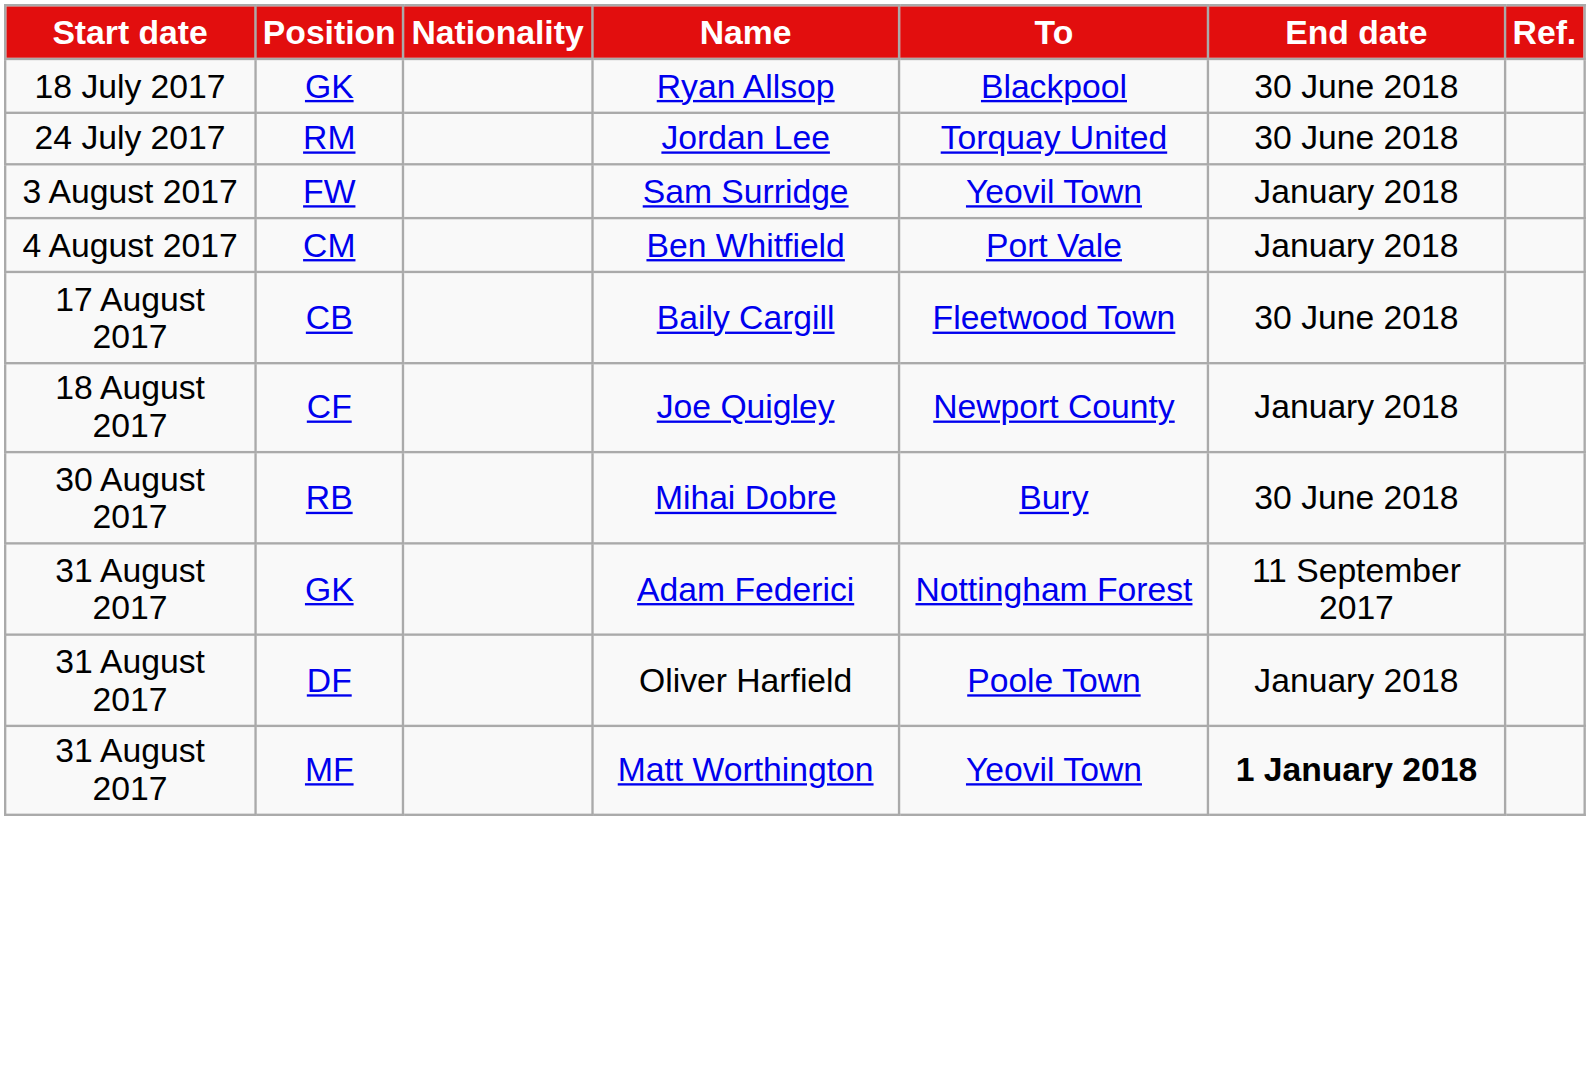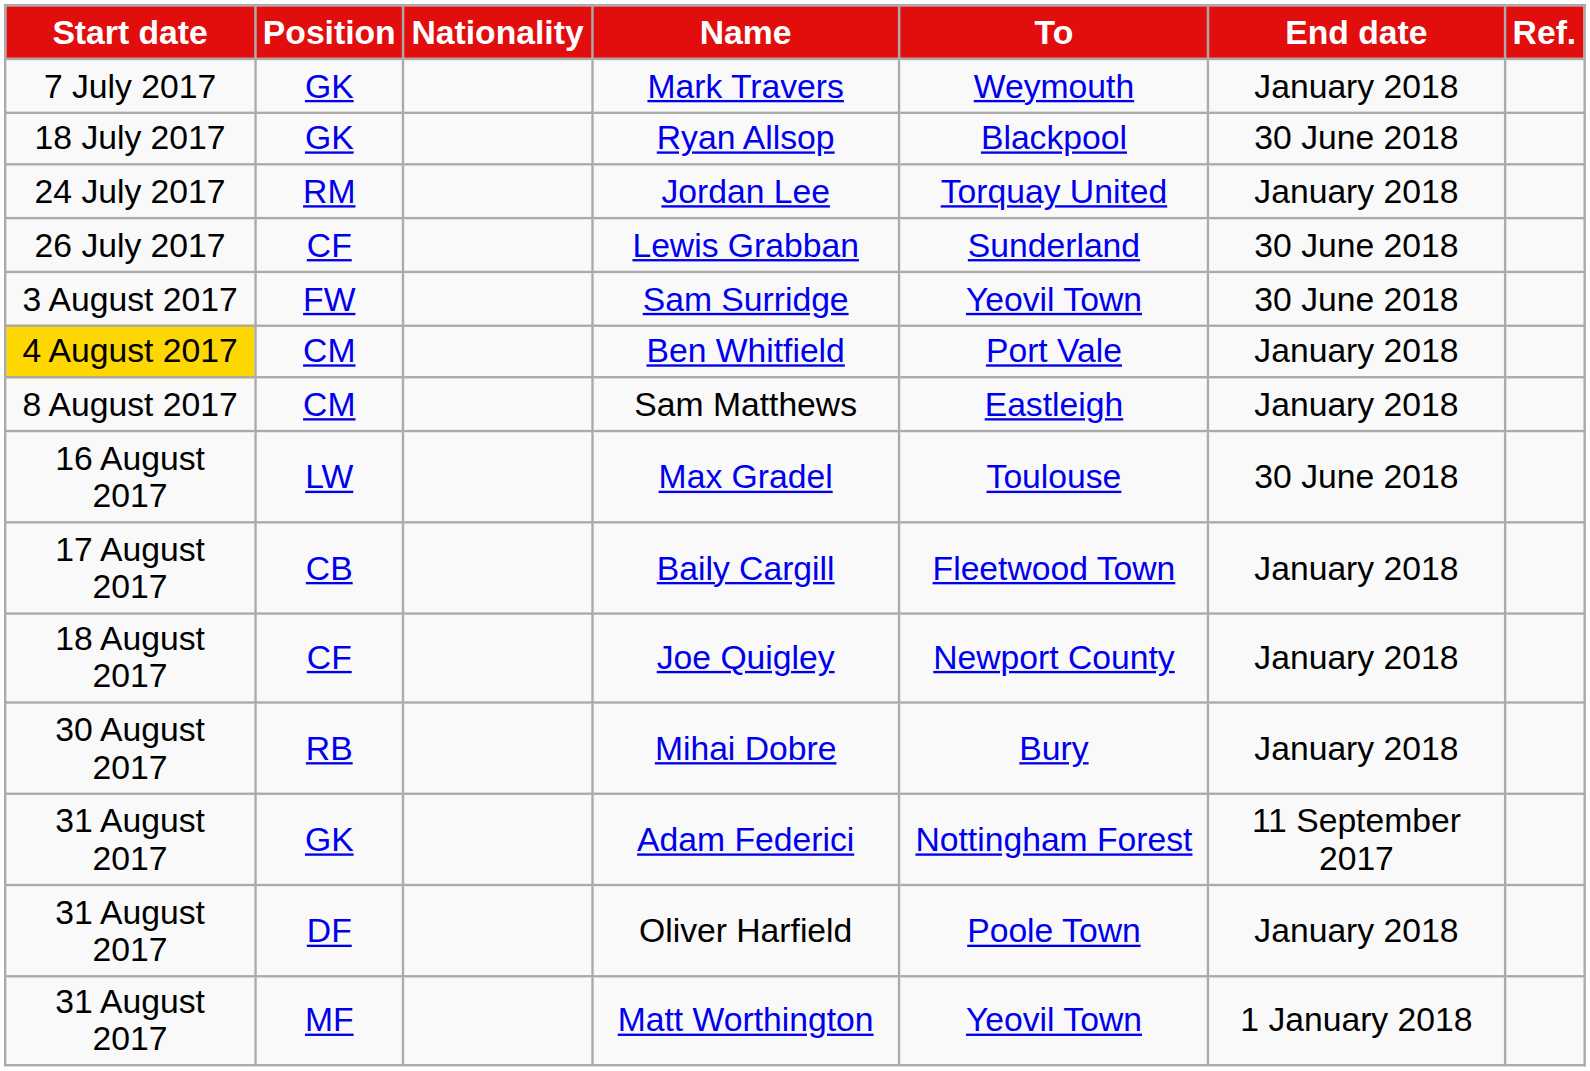+ row: (746, 85)
(1356, 139) 30 June 2018 -> (1356, 192) January 2018
+ row: (746, 245)
(1356, 192) January 2018 -> (1356, 298) 30 June 2018
(130, 245) no background -> (130, 352) gold background
+ row: (746, 405)
+ row: (746, 477)
(1356, 317) 30 June 2018 -> (1356, 567) January 2018
(1356, 498) 30 June 2018 -> (1356, 749) January 2018
(1356, 770) bold -> (1356, 1021) normal
